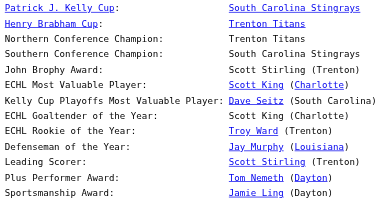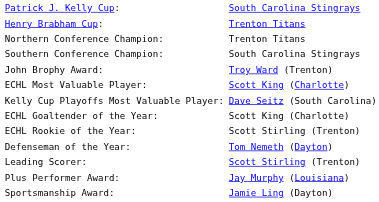(295, 70) Scott Stirling (Trenton) -> (281, 70) Troy Ward (Trenton)
(281, 131) Troy Ward (Trenton) -> (295, 131) Scott Stirling (Trenton)
(289, 147) Jay Murphy (Louisiana) -> (281, 147) Tom Nemeth (Dayton)
(281, 177) Tom Nemeth (Dayton) -> (289, 177) Jay Murphy (Louisiana)
